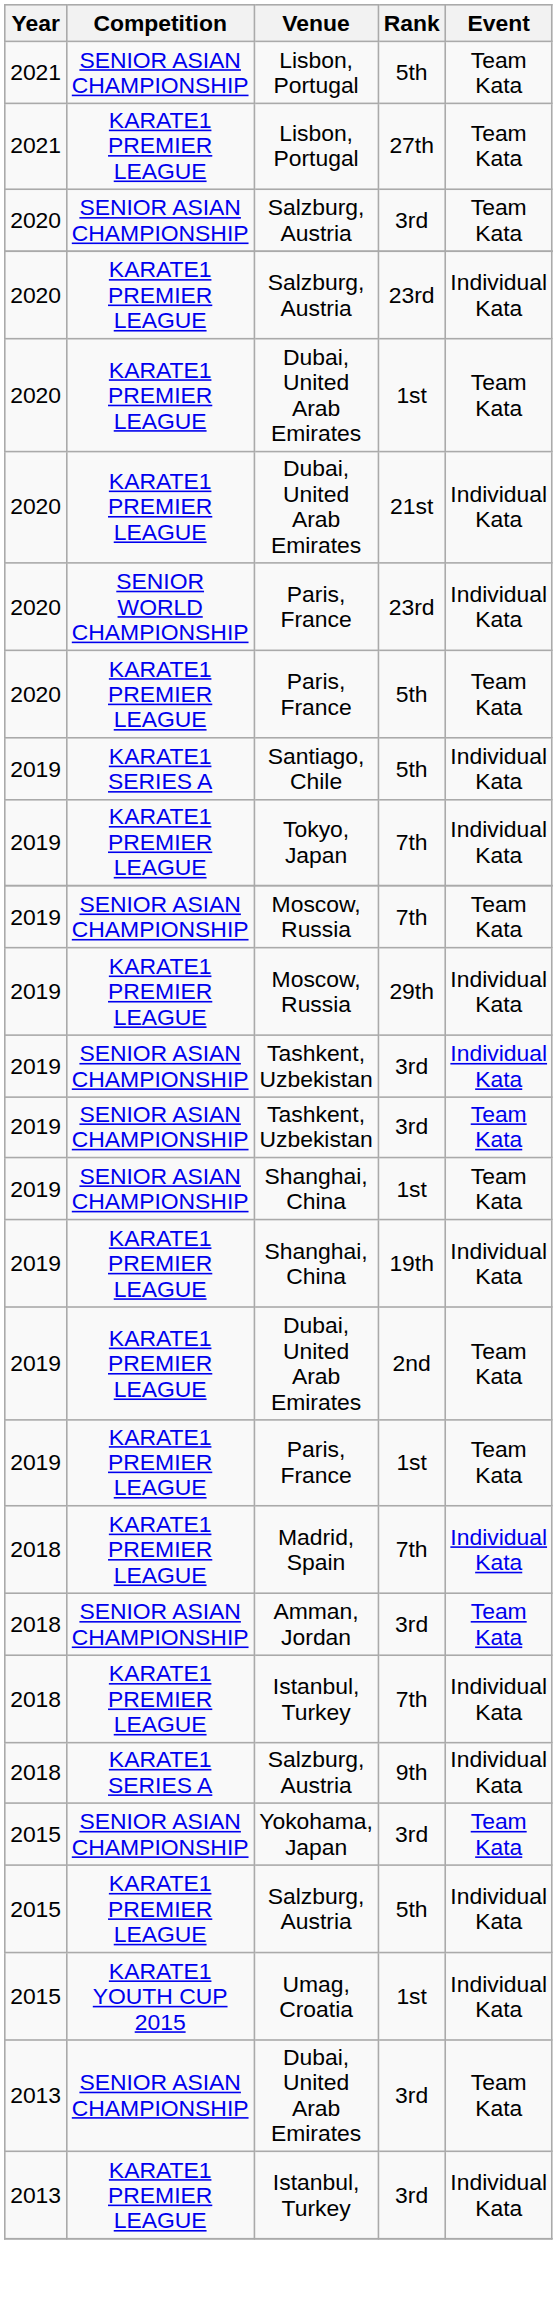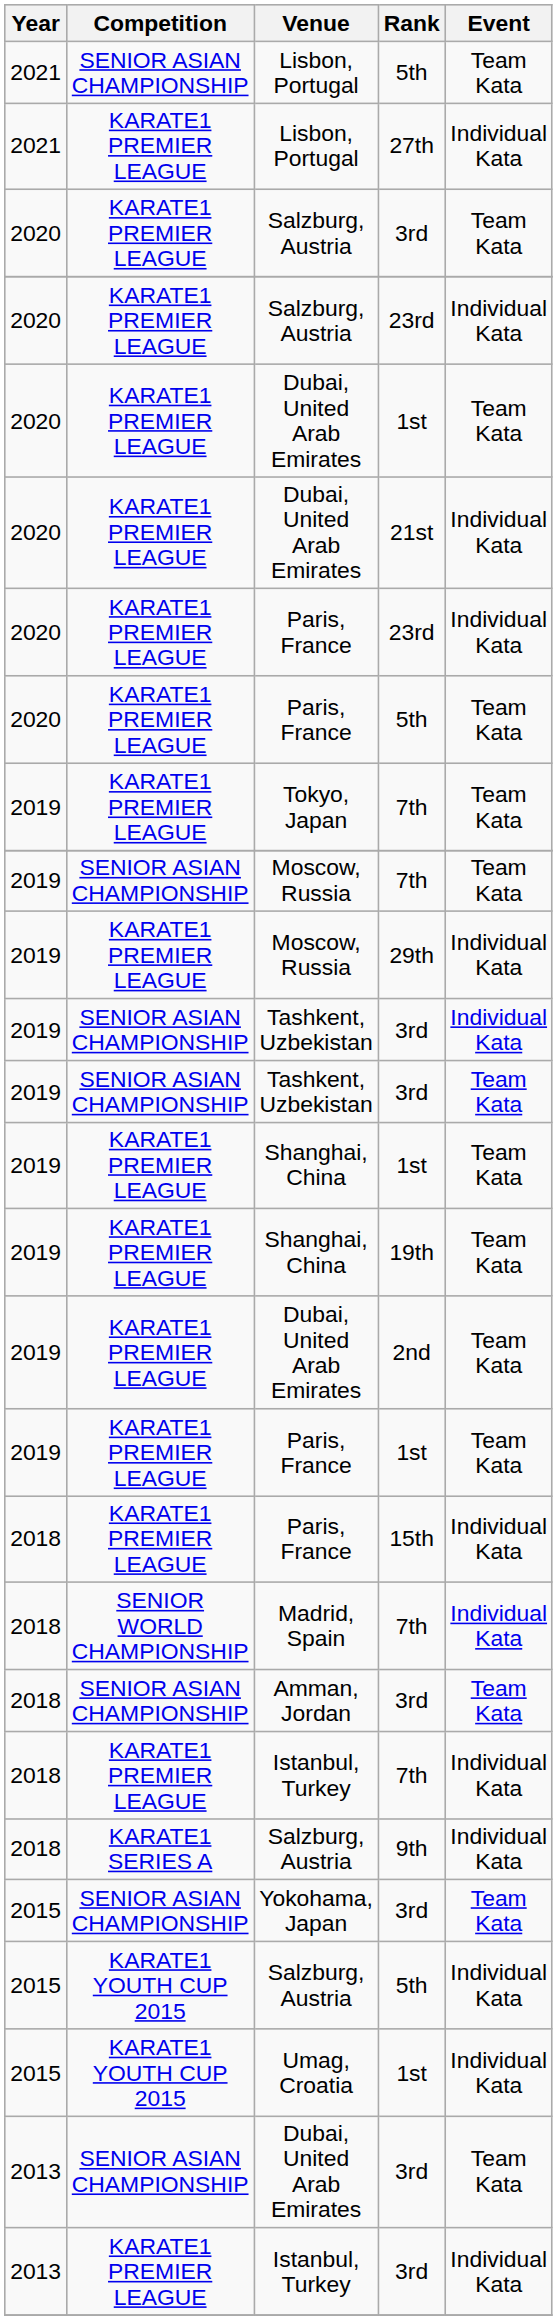(499, 146) Team Kata -> (499, 146) Individual Kata
(160, 221) SENIOR ASIAN CHAMPIONSHIP -> (160, 234) KARATE1 PREMIER LEAGUE
(160, 607) SENIOR WORLD CHAMPIONSHIP -> (160, 633) KARATE1 PREMIER LEAGUE
- row: (316, 769)
(499, 843) Individual Kata -> (499, 807) Team Kata
(160, 1189) SENIOR ASIAN CHAMPIONSHIP -> (160, 1166) KARATE1 PREMIER LEAGUE
(499, 1263) Individual Kata -> (499, 1253) Team Kata
+ row: (316, 1539)
(160, 1550) KARATE1 PREMIER LEAGUE -> (160, 1626) SENIOR WORLD CHAMPIONSHIP
(160, 1909) KARATE1 PREMIER LEAGUE -> (160, 1985) KARATE1 YOUTH CUP 2015
